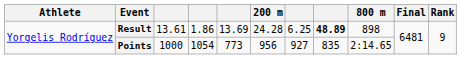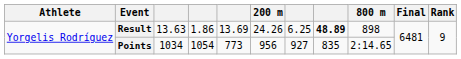(171, 29) 13.61 -> (171, 29) 13.63
(268, 29) 24.28 -> (268, 29) 24.26
(171, 45) 1000 -> (171, 45) 1034
